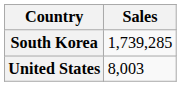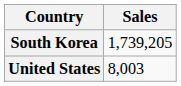(140, 42) 1,739,285 -> (140, 42) 1,739,205
